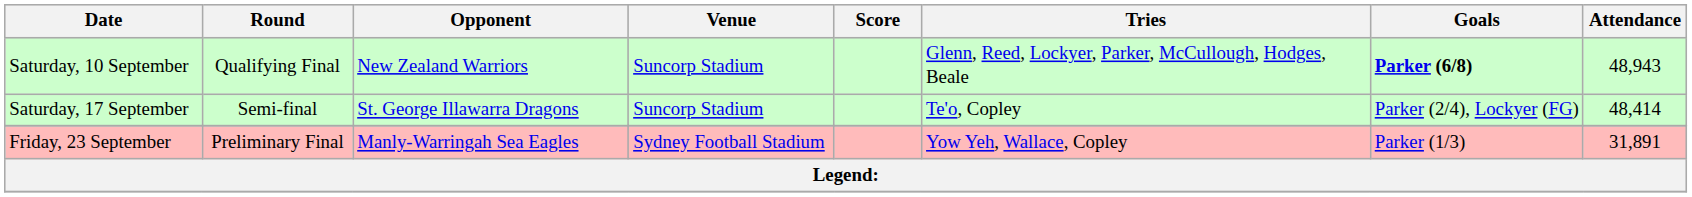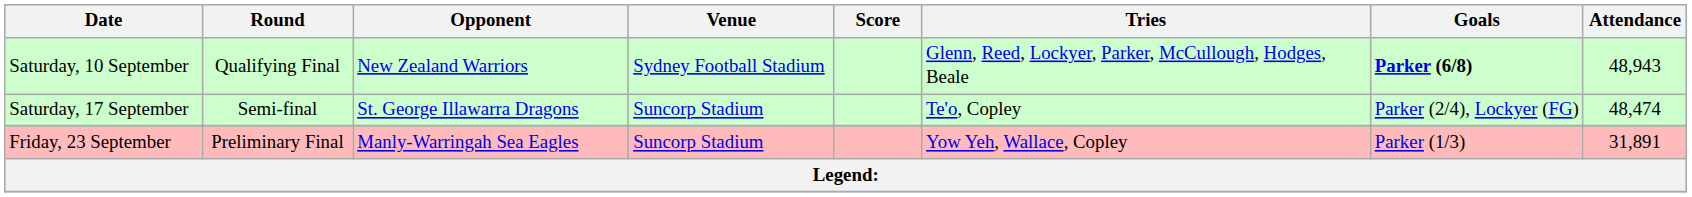(698, 65) Suncorp Stadium -> (729, 65) Sydney Football Stadium
(1635, 109) 48,414 -> (1635, 109) 48,474
(729, 142) Sydney Football Stadium -> (698, 142) Suncorp Stadium
